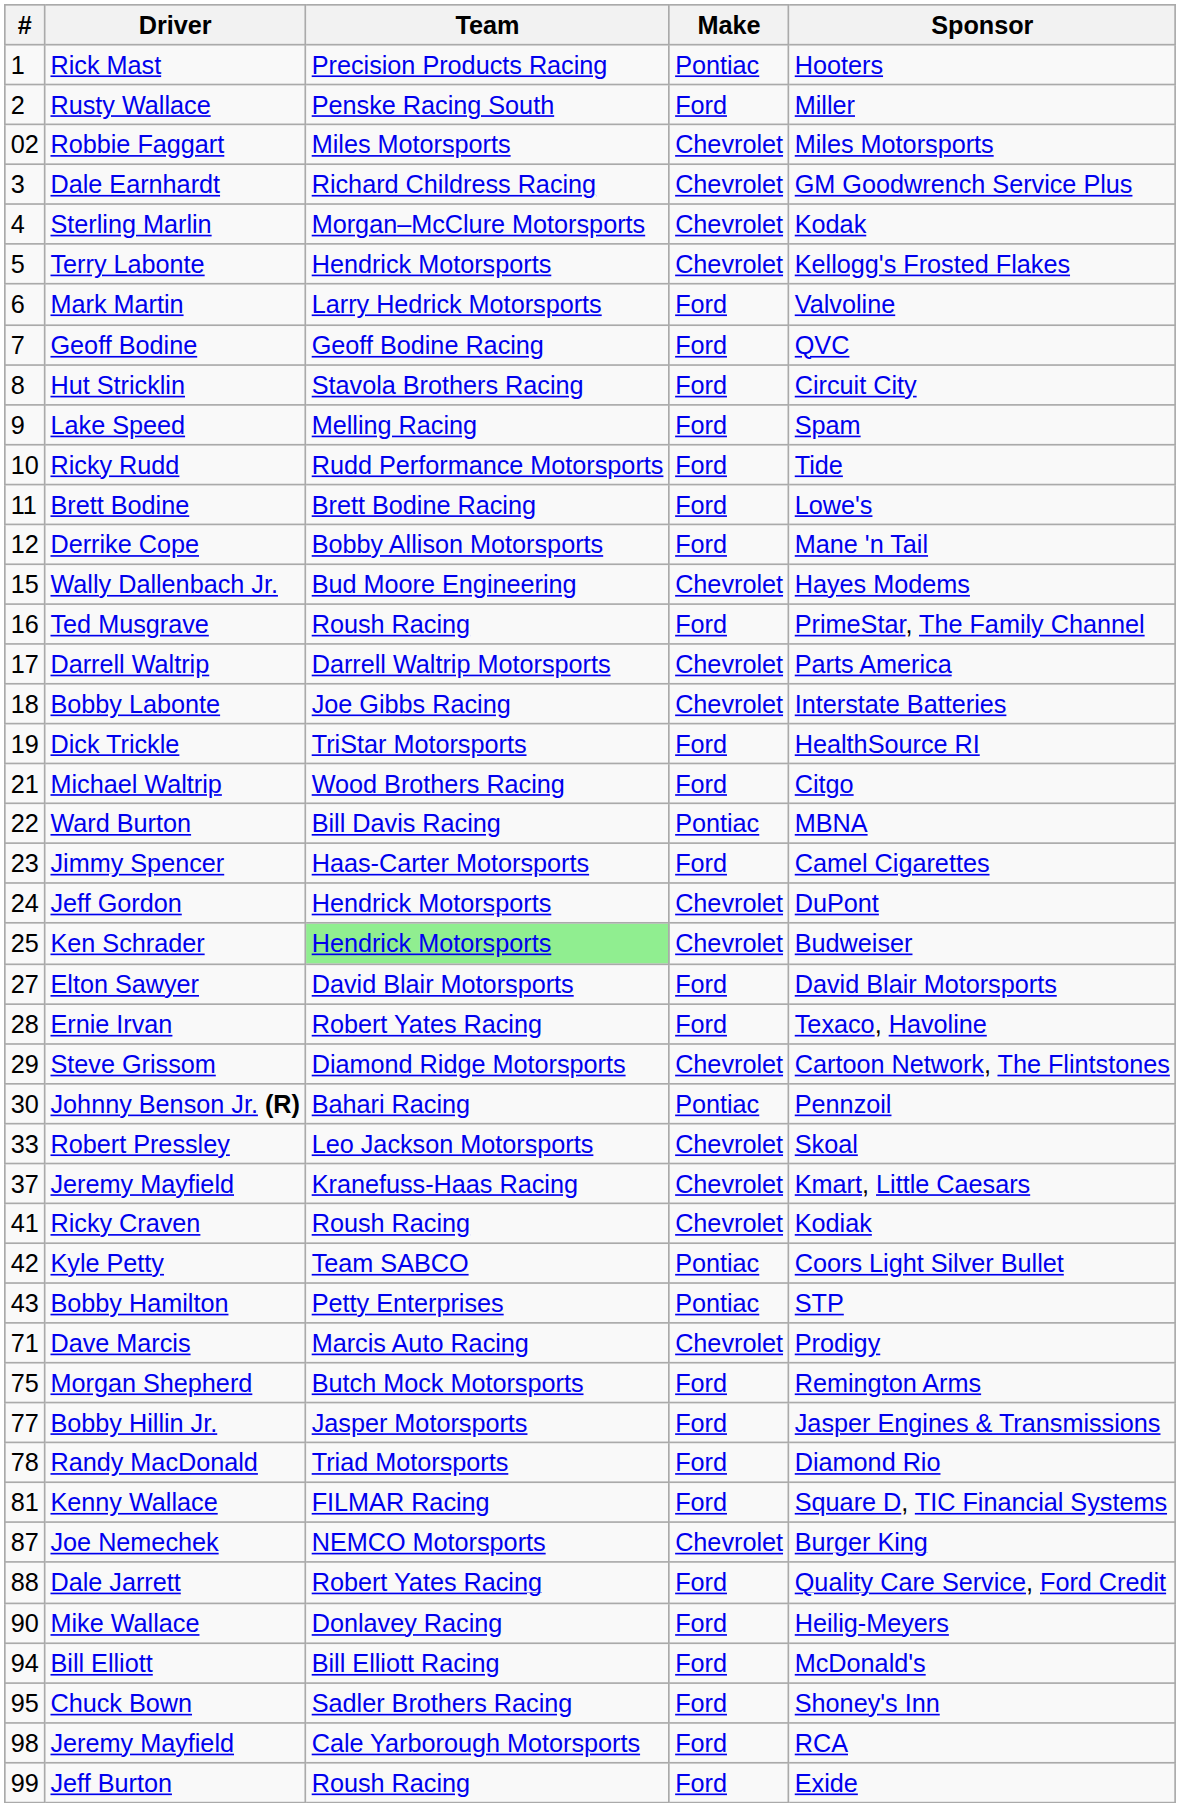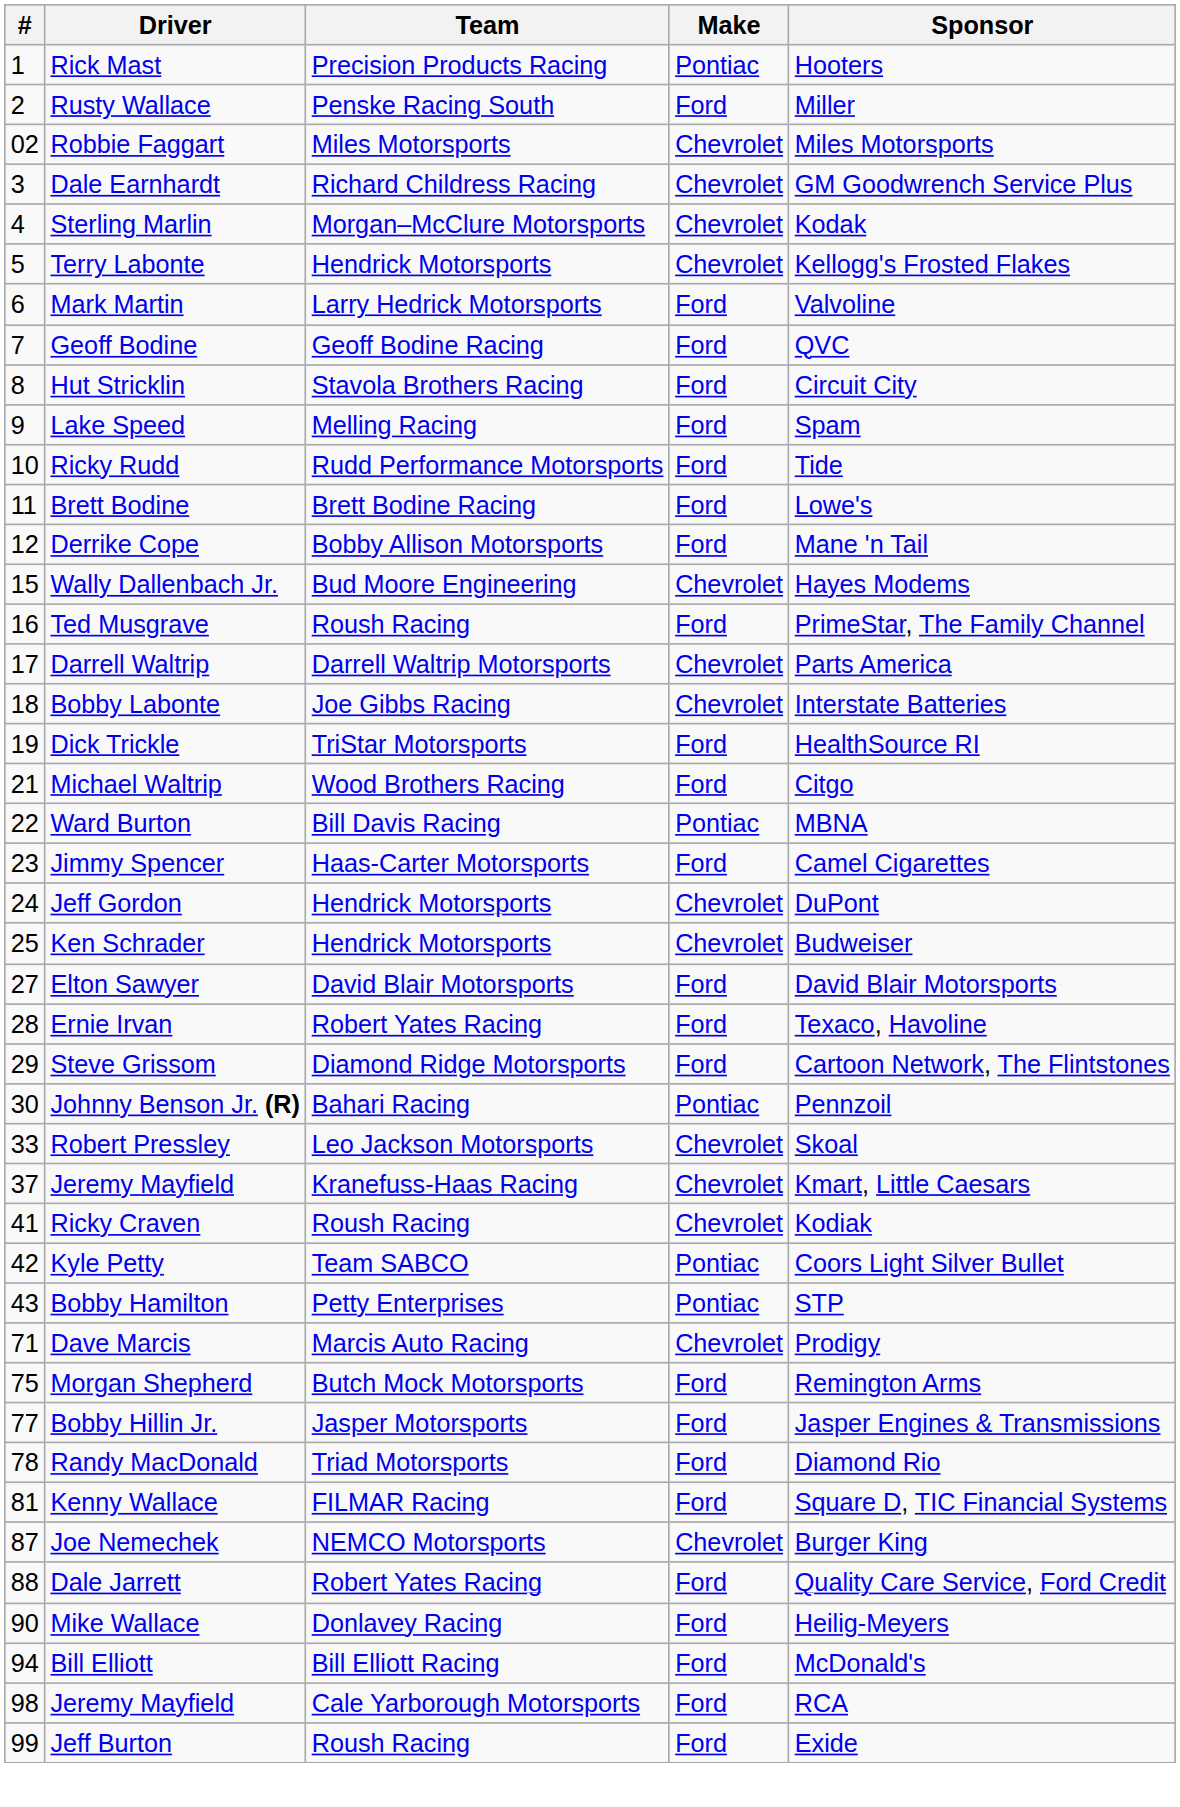(431, 944) lightgreen background -> (431, 944) no background
(729, 1064) Chevrolet -> (701, 1064) Ford
- row: (25, 1703)
